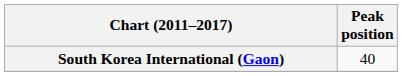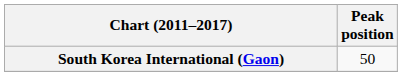(367, 58) 40 -> (367, 58) 50
